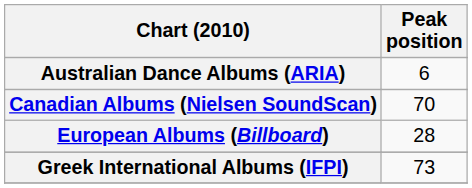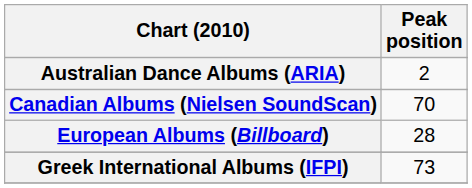(424, 73) 6 -> (424, 73) 2
